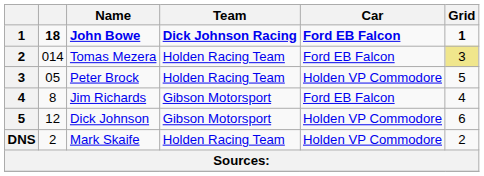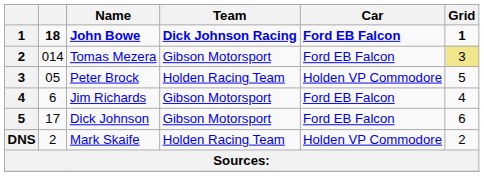(224, 56) Holden Racing Team -> (217, 56) Gibson Motorsport
(53, 98) 8 -> (53, 98) 6
(53, 118) 12 -> (53, 118) 17
(373, 118) Holden VP Commodore -> (349, 118) Ford EB Falcon
